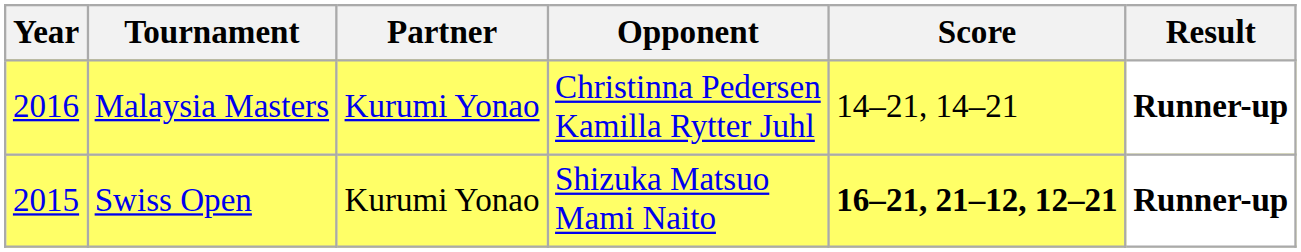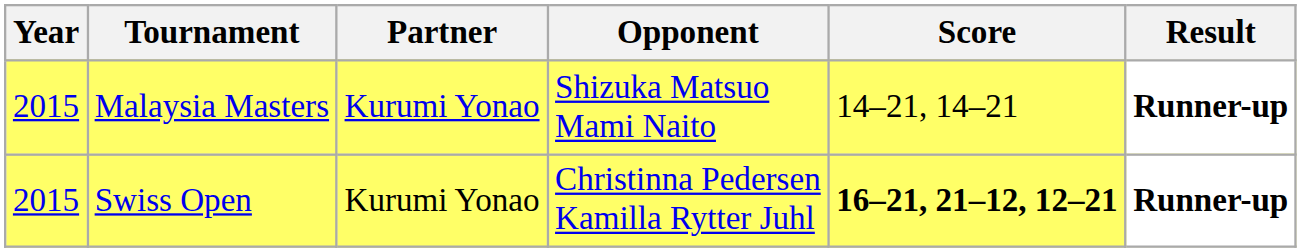(46, 106) 2016 -> (46, 106) 2015
(688, 106) Christinna Pedersen Kamilla Rytter Juhl -> (662, 106) Shizuka Matsuo Mami Naito
(662, 200) Shizuka Matsuo Mami Naito -> (688, 200) Christinna Pedersen Kamilla Rytter Juhl
